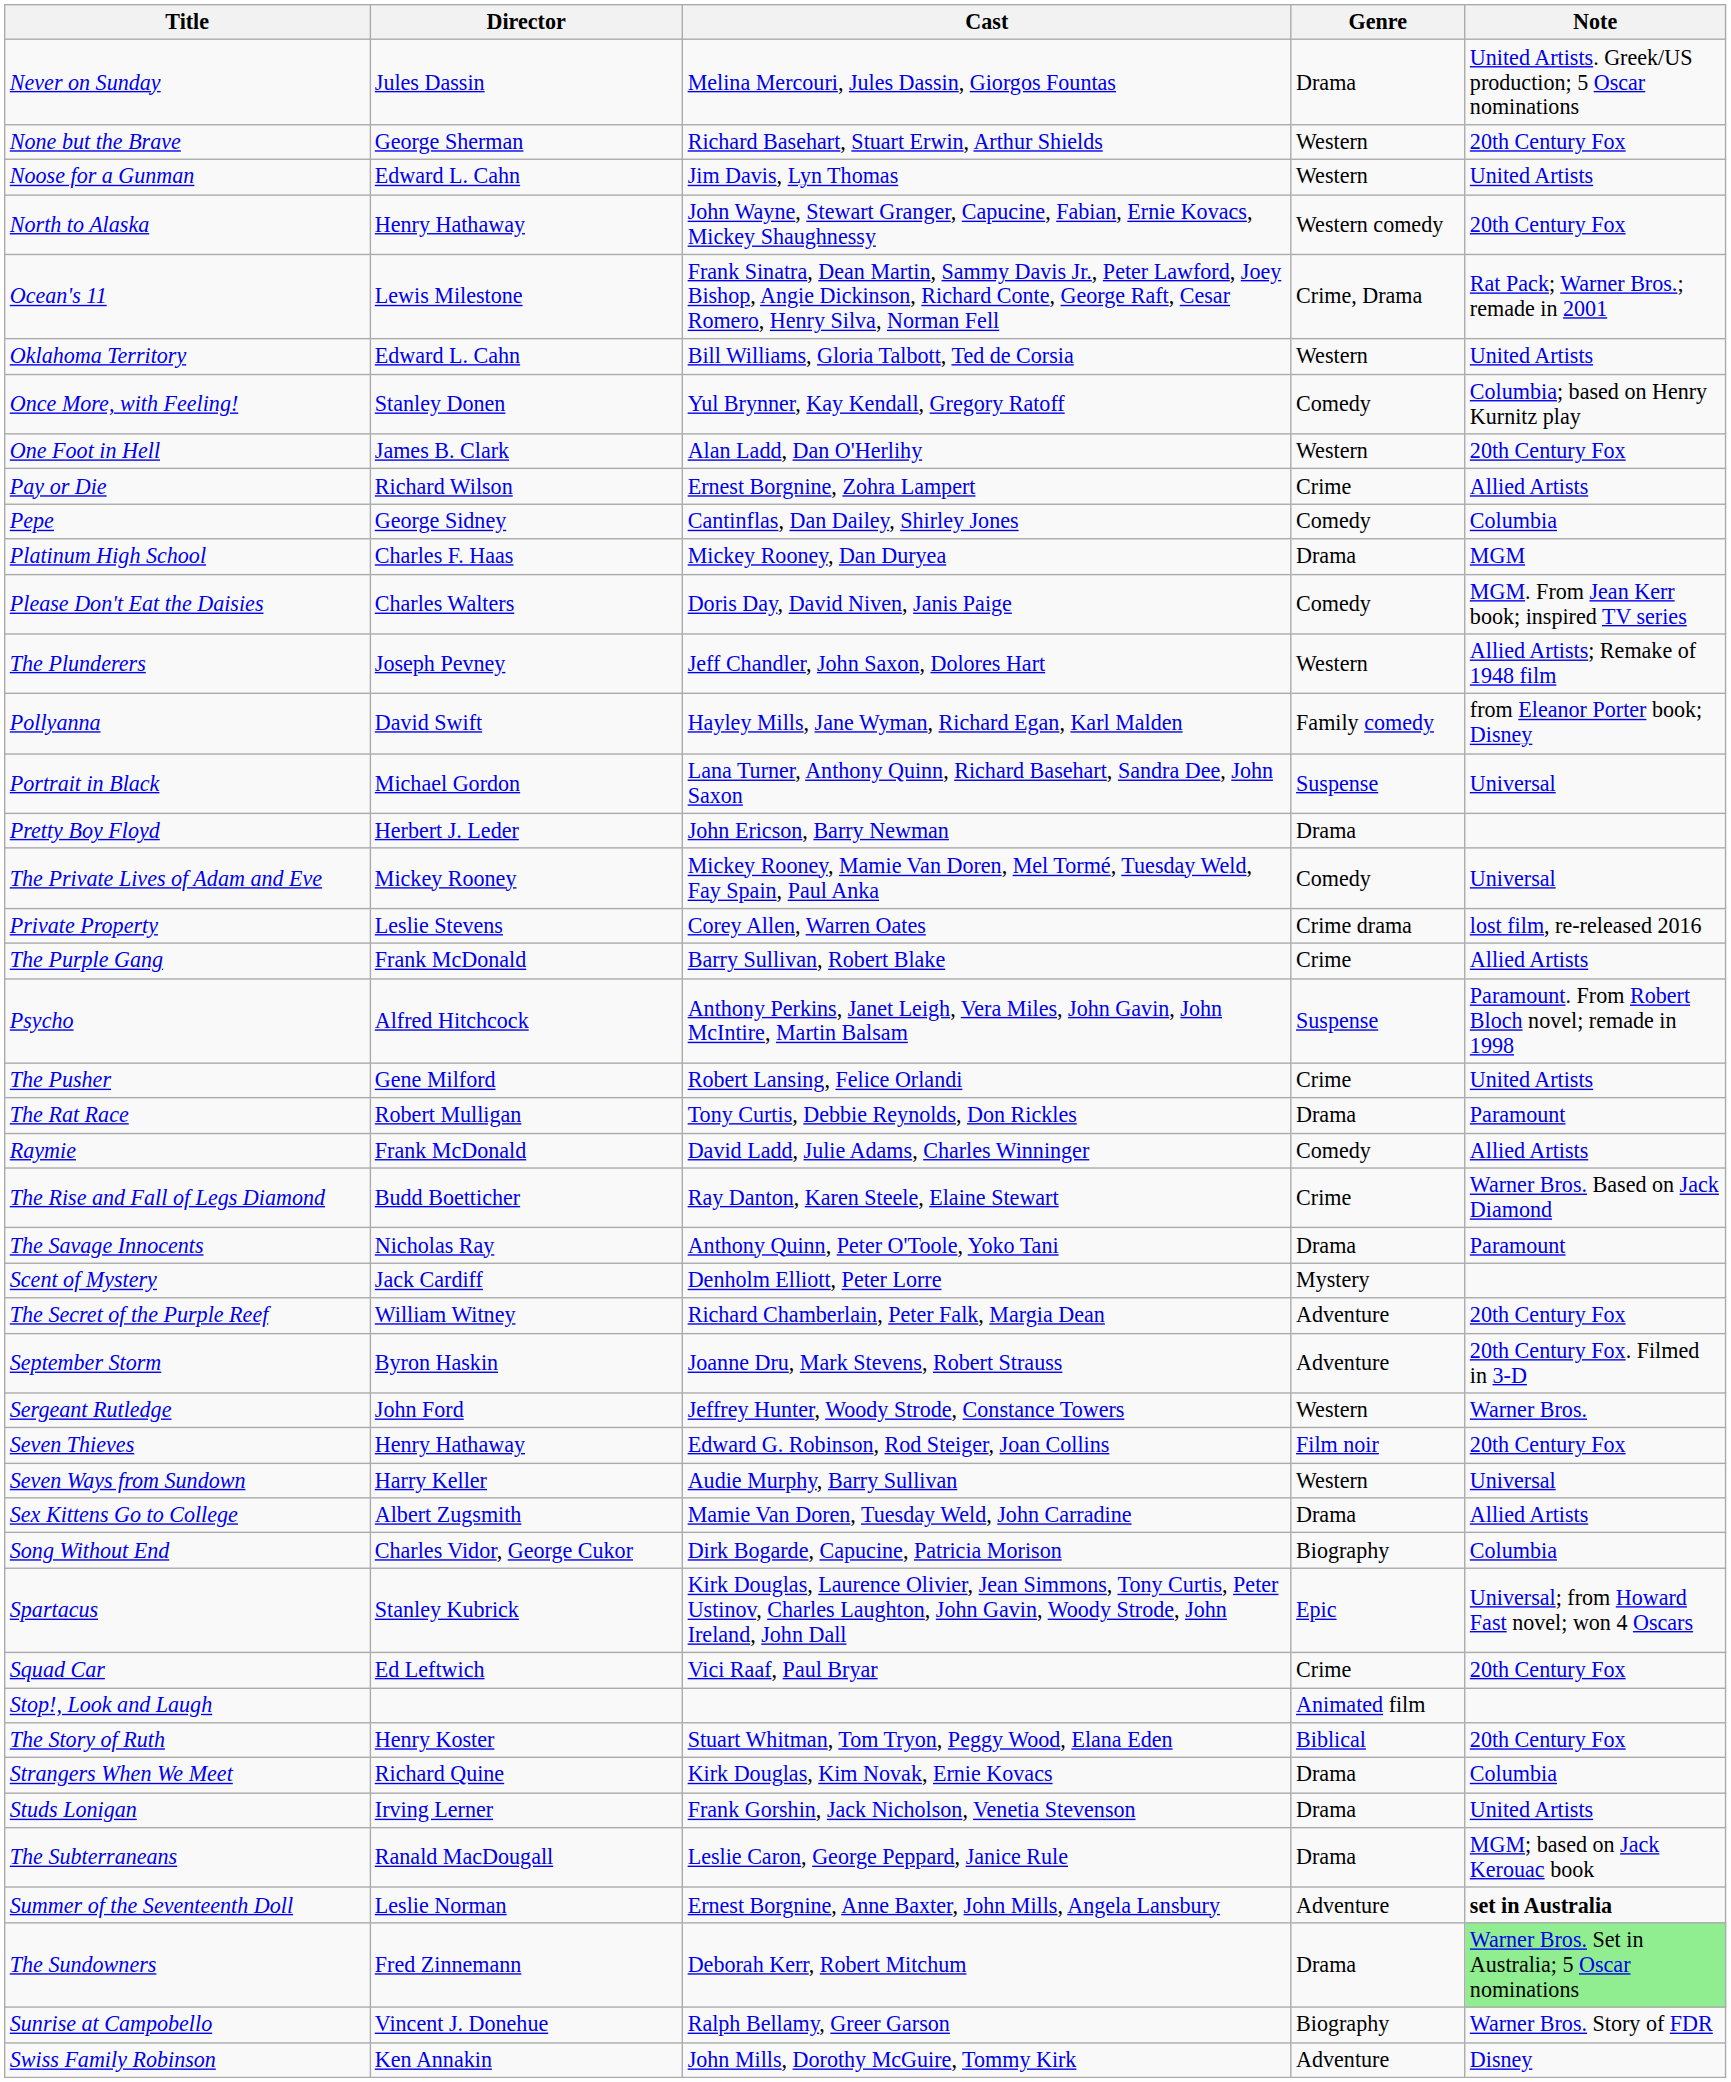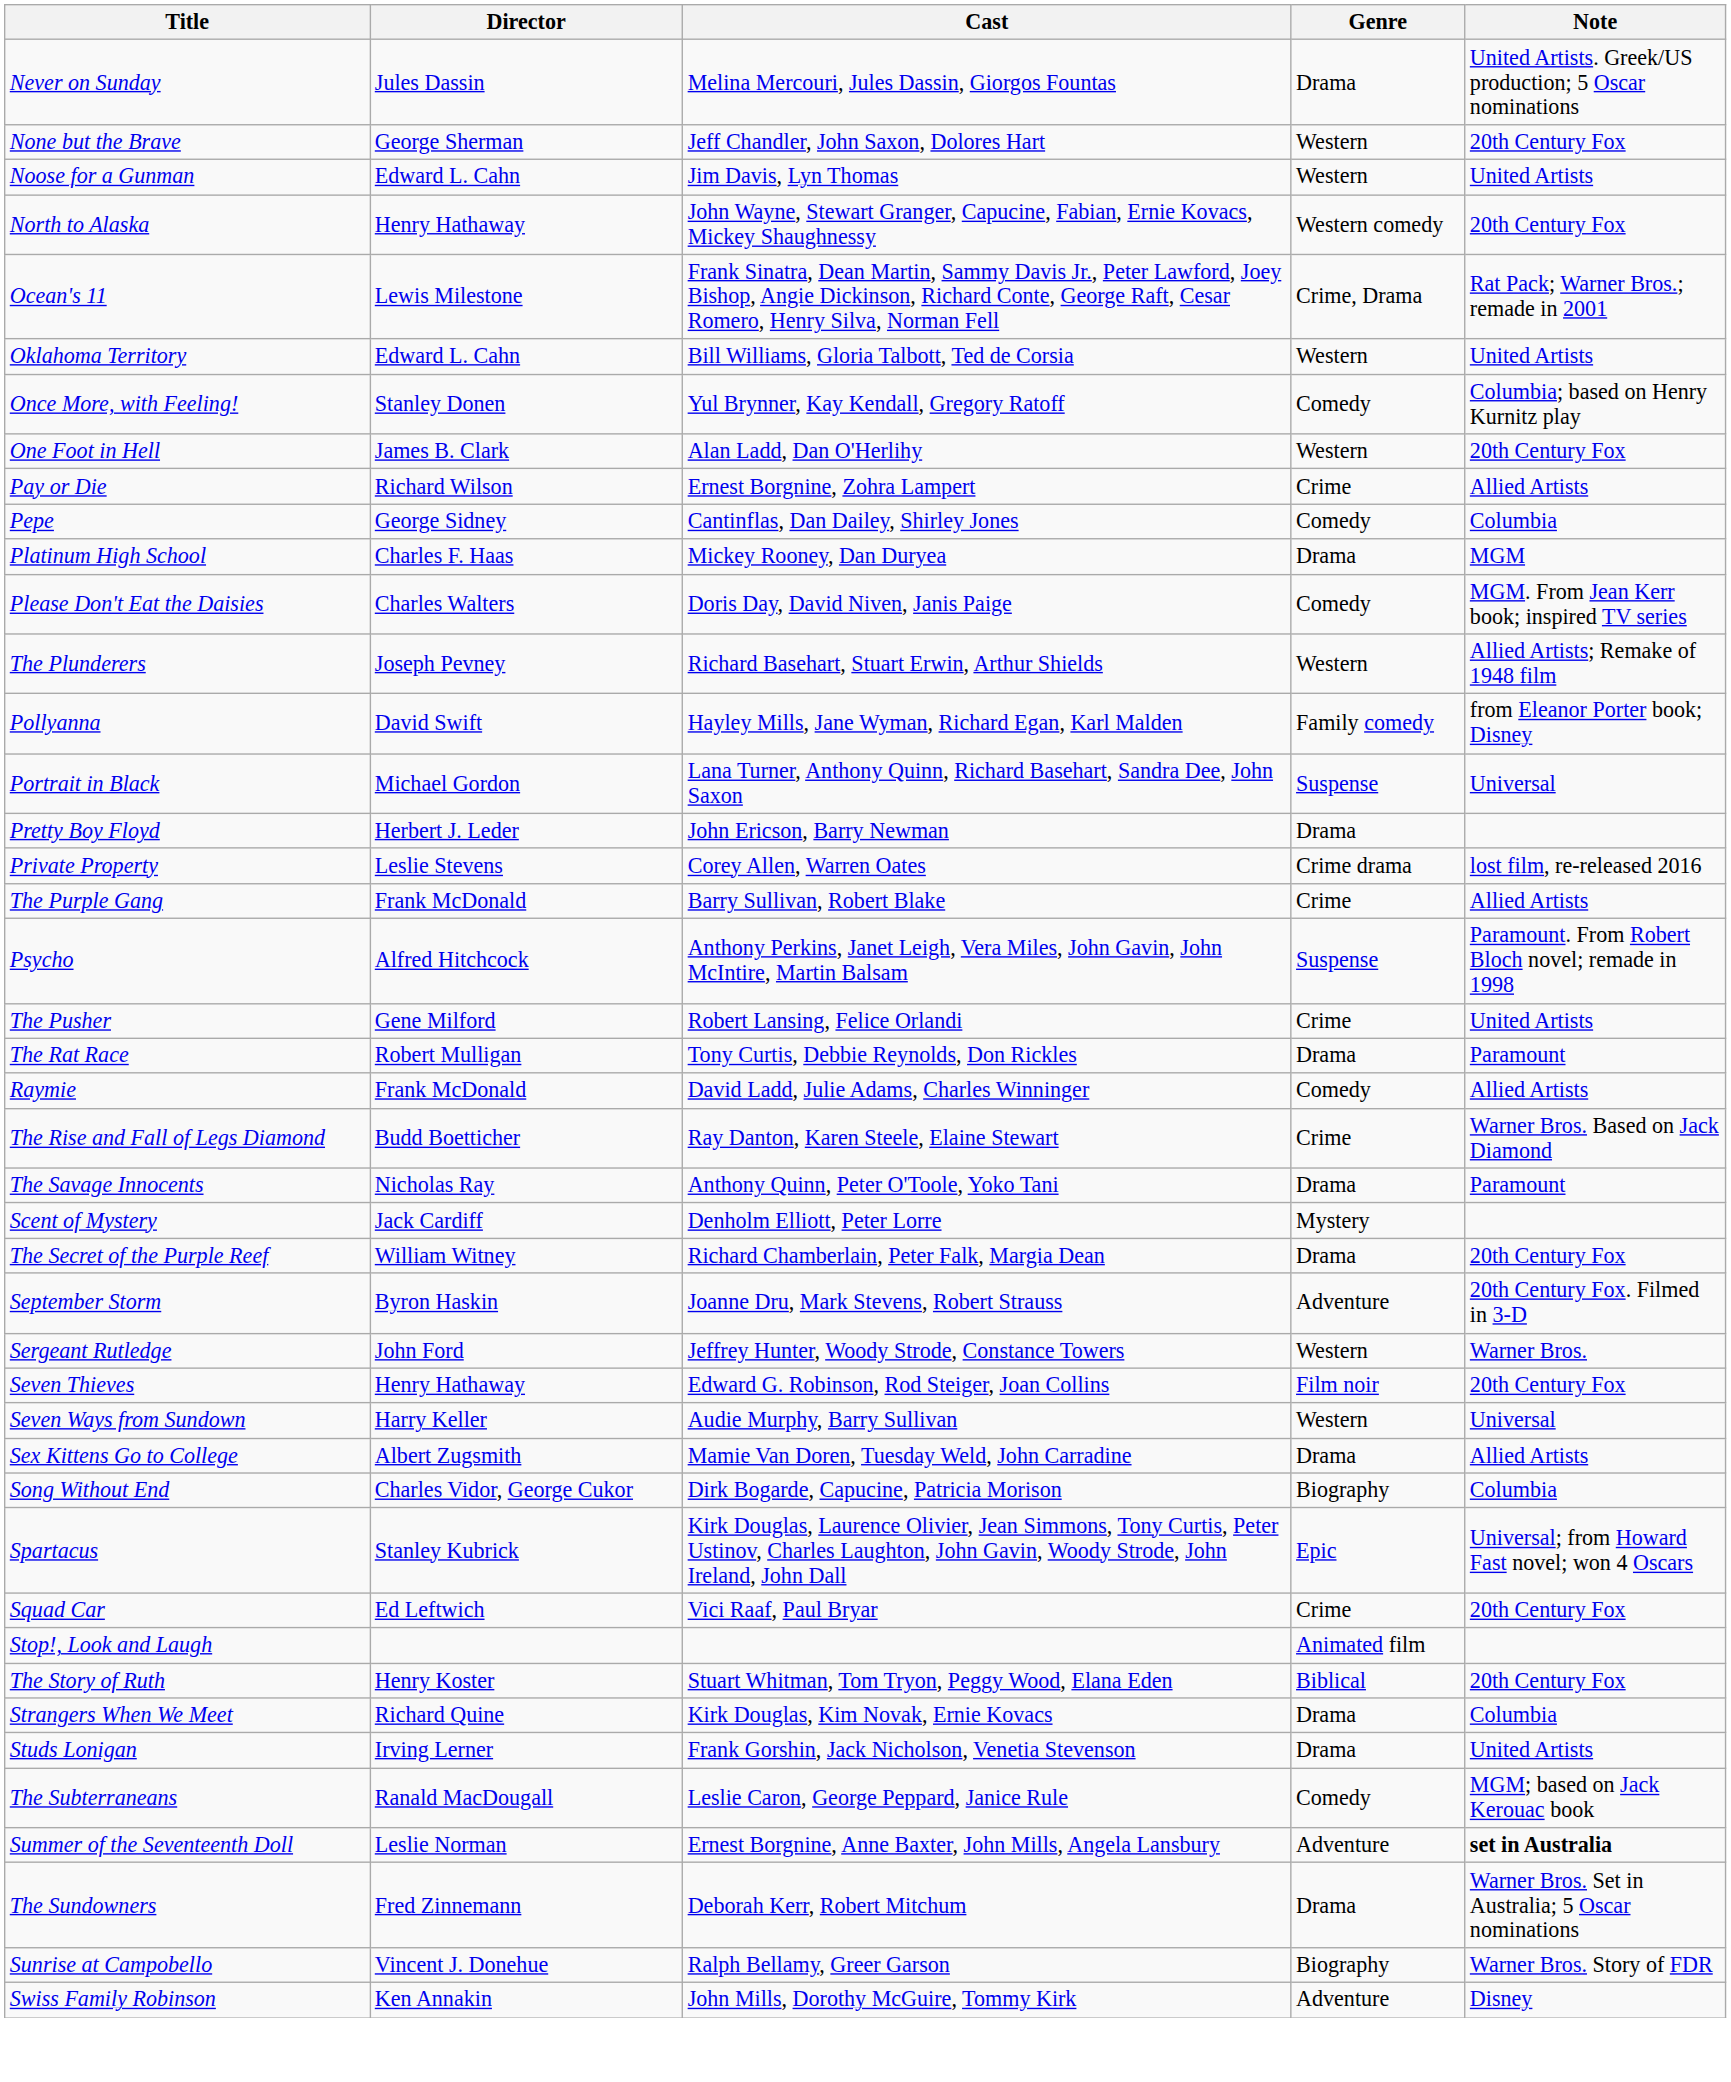(895, 141) Richard Basehart, Stuart Erwin, Arthur Shields -> (866, 141) Jeff Chandler, John Saxon, Dolores Hart
(866, 663) Jeff Chandler, John Saxon, Dolores Hart -> (895, 663) Richard Basehart, Stuart Erwin, Arthur Shields
- row: (166, 878)
(1343, 1315) Adventure -> (1326, 1255) Drama
(1326, 1857) Drama -> (1333, 1797) Comedy
(1557, 1964) lightgreen background -> (1557, 1904) no background
